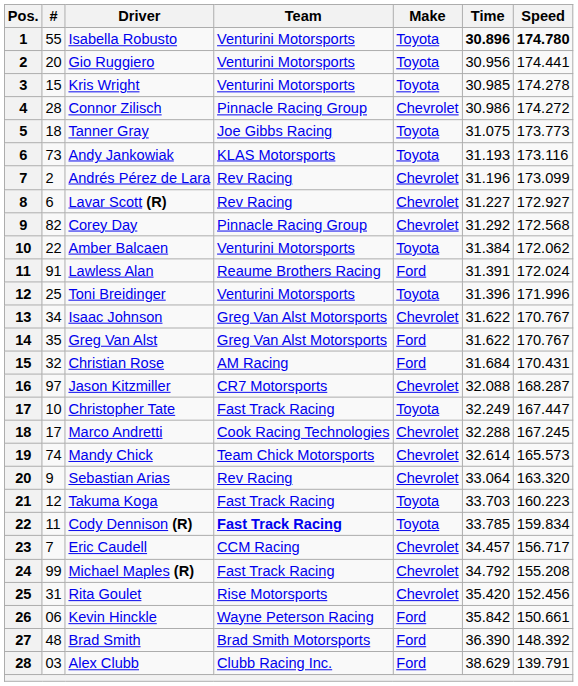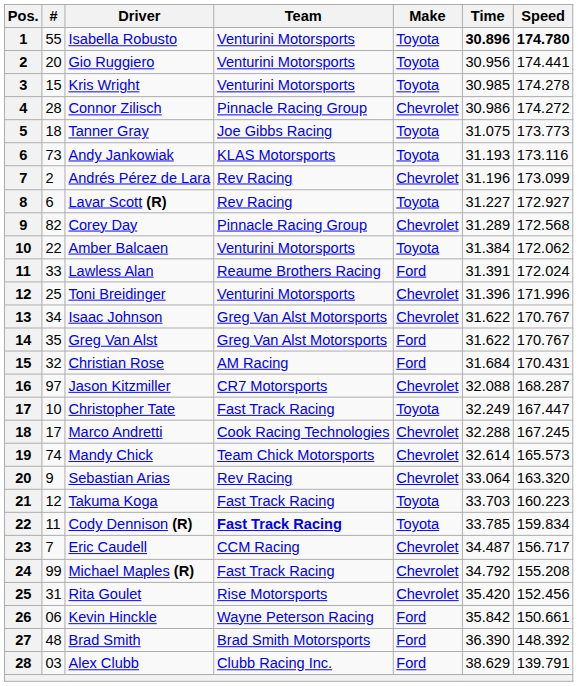(427, 201) Chevrolet -> (418, 201) Toyota
(488, 224) 31.292 -> (488, 224) 31.289
(54, 270) 91 -> (54, 270) 33
(418, 293) Toyota -> (427, 293) Chevrolet
(488, 548) 34.457 -> (488, 548) 34.487
